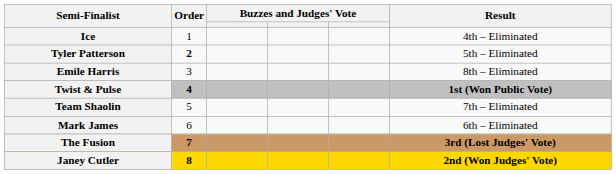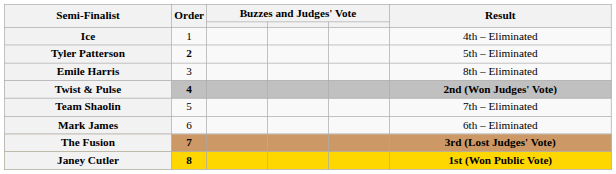(500, 89) 1st (Won Public Vote) -> (500, 89) 2nd (Won Judges' Vote)
(500, 160) 2nd (Won Judges' Vote) -> (500, 160) 1st (Won Public Vote)
